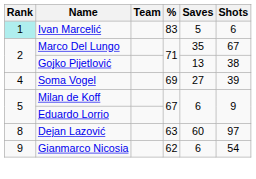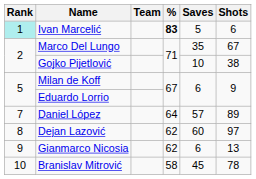(172, 30) normal -> (172, 30) bold
(198, 64) 13 -> (198, 64) 10
- row: (67, 81)
+ row: (69, 115)
(172, 132) 63 -> (172, 132) 62
(233, 149) 54 -> (233, 149) 13
+ row: (80, 166)
